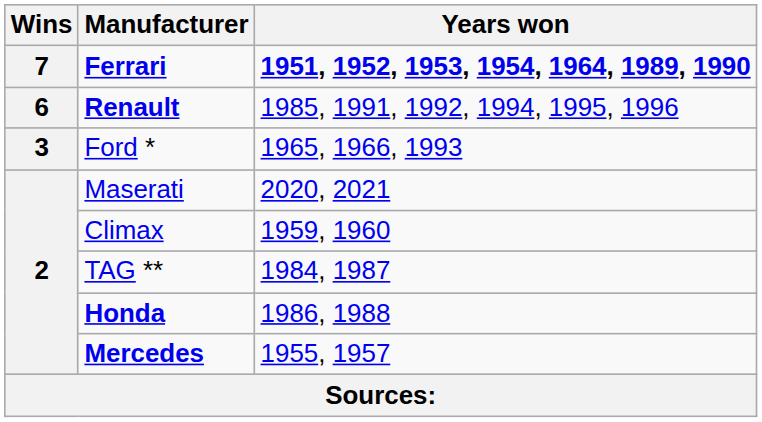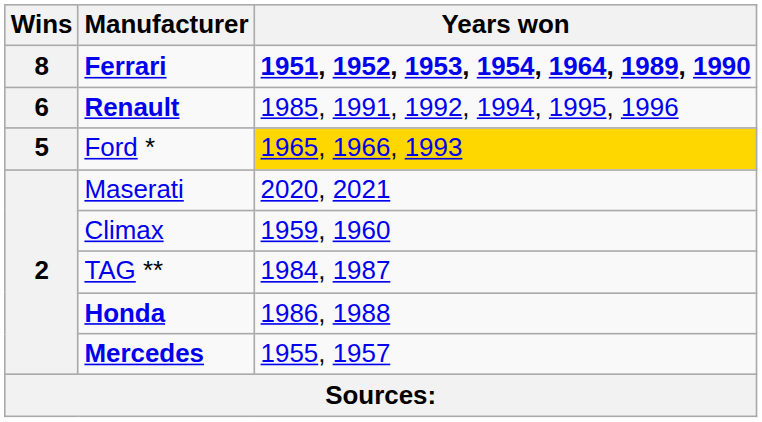(42, 66) 7 -> (42, 66) 8
(42, 148) 3 -> (42, 148) 5
(361, 148) no background -> (361, 148) gold background
